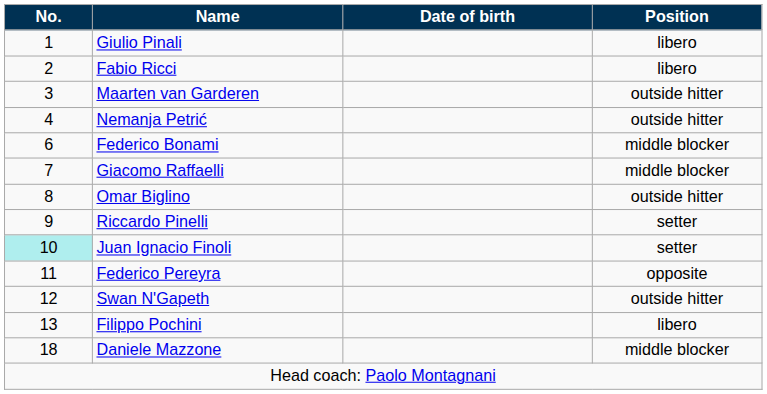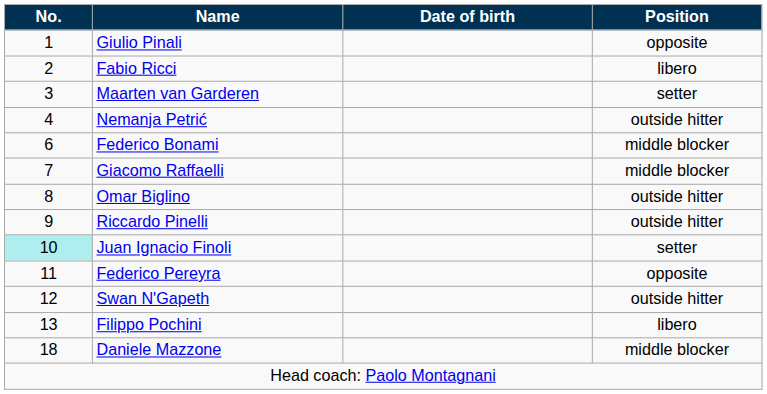(677, 42) libero -> (677, 42) opposite
(677, 94) outside hitter -> (677, 94) setter
(677, 222) setter -> (677, 222) outside hitter
